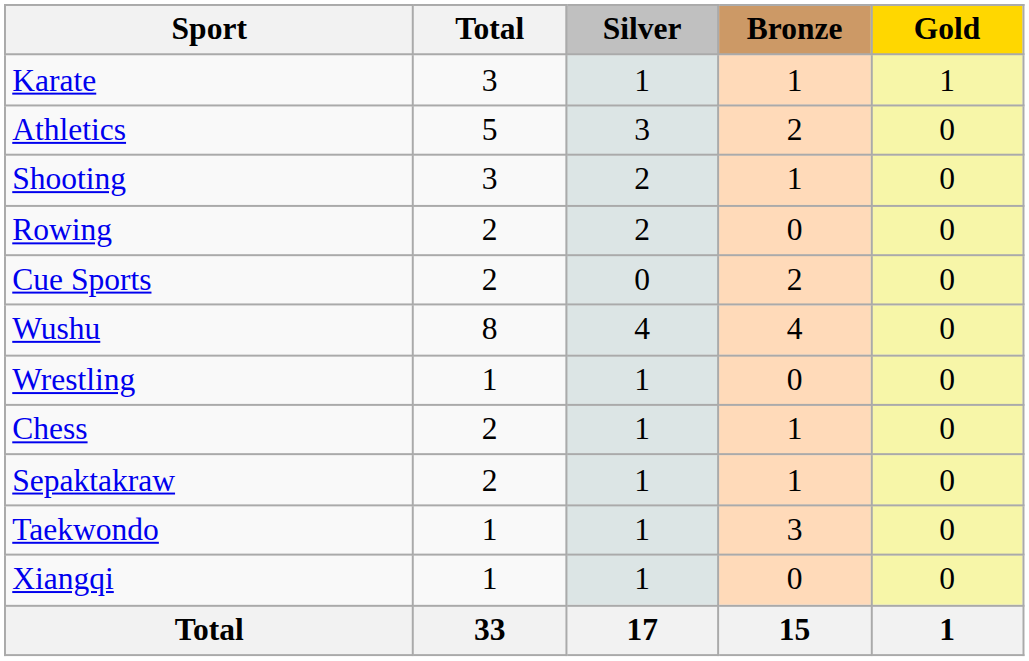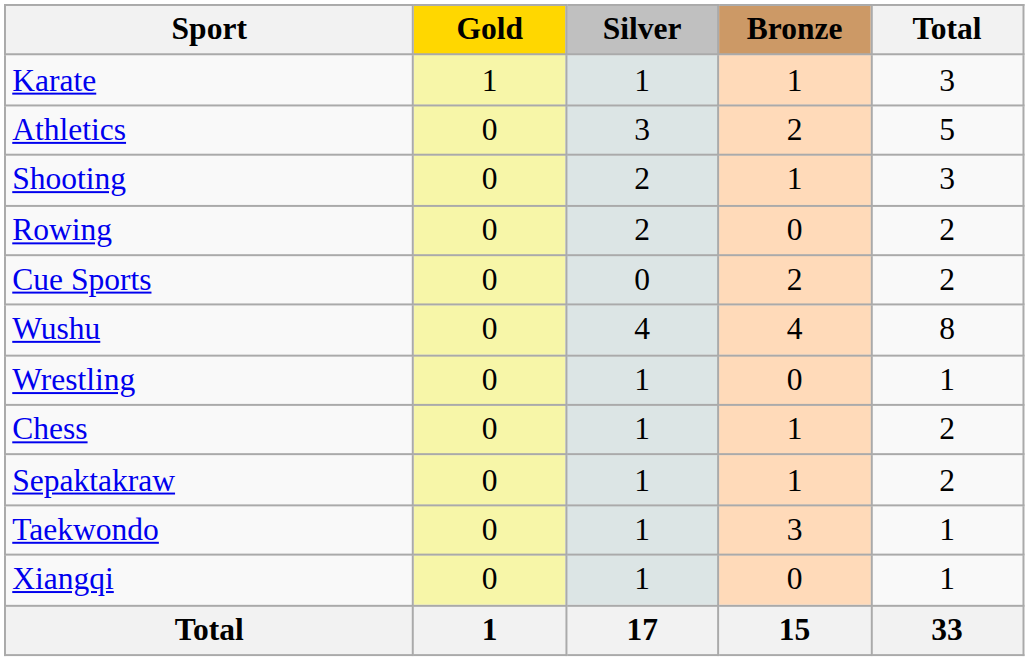columns swapped: (947, 29) <-> (490, 29)
